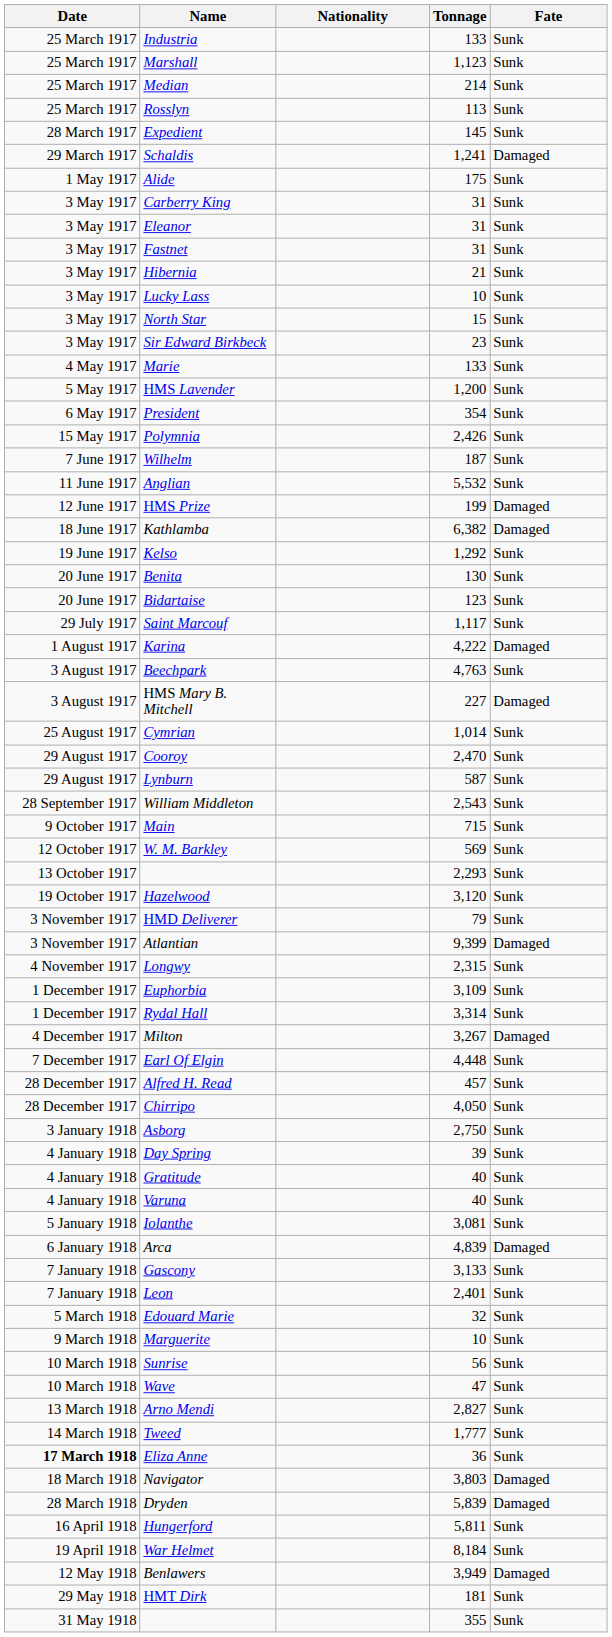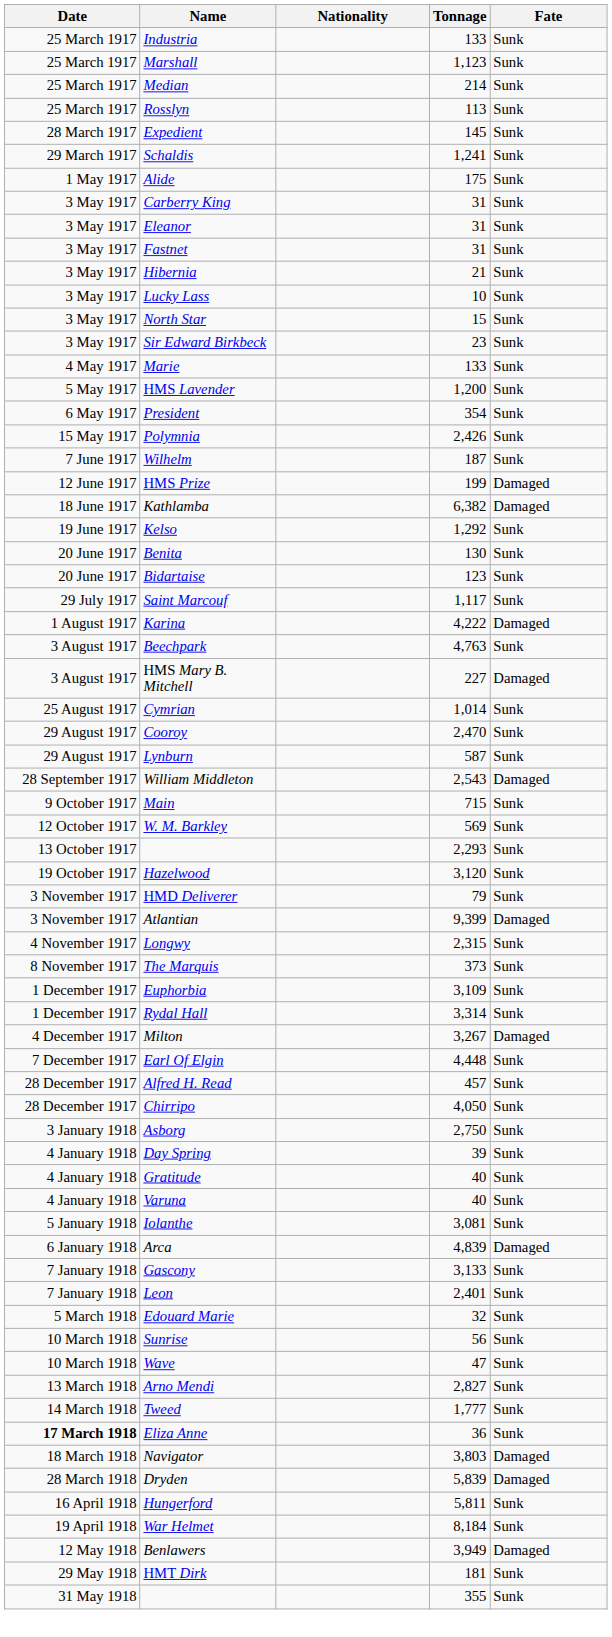(521, 156) Damaged -> (508, 156) Sunk
- row: (167, 483)
(508, 803) Sunk -> (521, 779) Damaged
+ row: (181, 966)
- row: (177, 1340)
